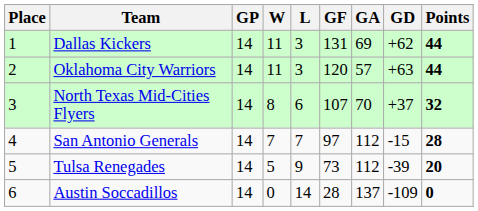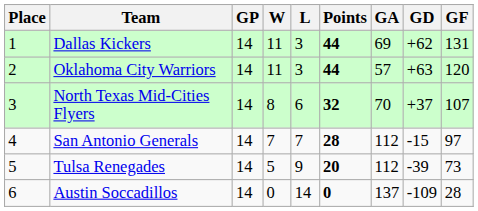columns swapped: (335, 17) <-> (447, 17)
